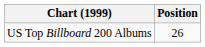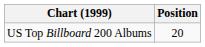(178, 32) 26 -> (178, 32) 20
